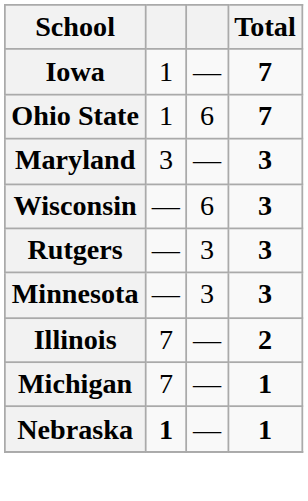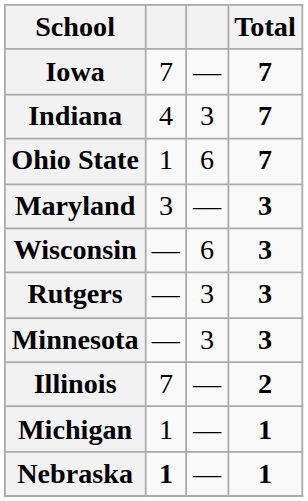(166, 71) 1 -> (166, 71) 7
+ row: (75, 116)
(166, 384) 7 -> (166, 428) 1
